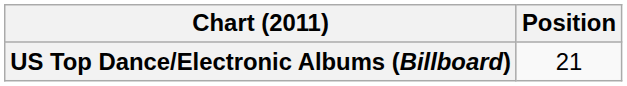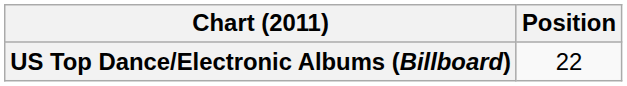(569, 61) 21 -> (569, 61) 22
